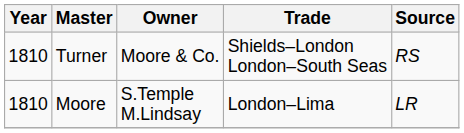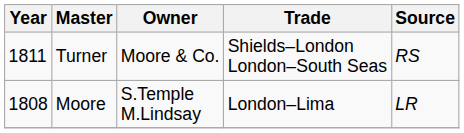(28, 56) 1810 -> (28, 56) 1811
(28, 103) 1810 -> (28, 103) 1808
